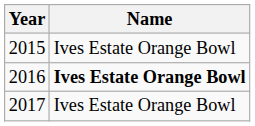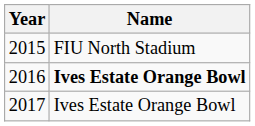(145, 47) Ives Estate Orange Bowl -> (125, 47) FIU North Stadium
